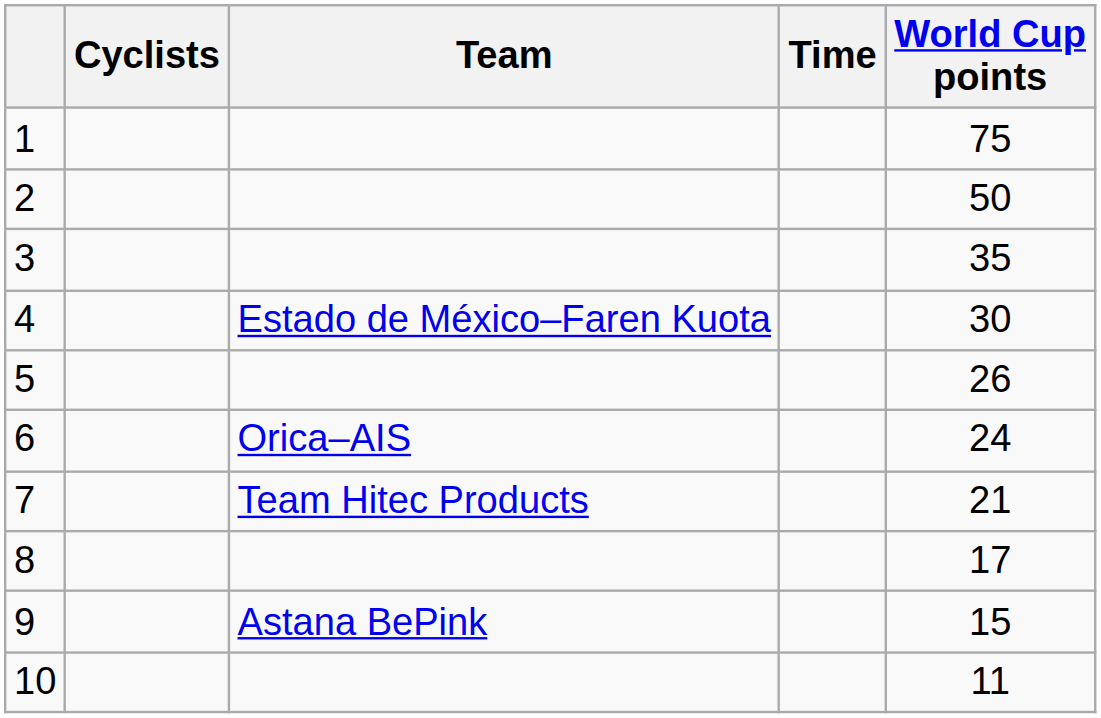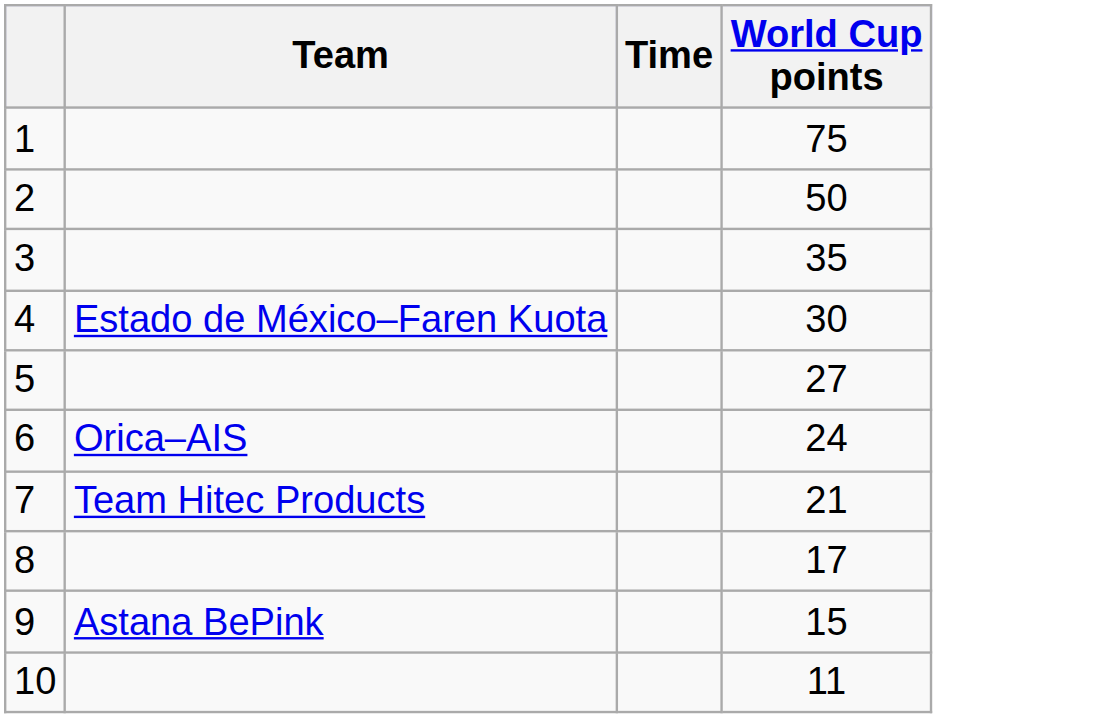- column: (147, 56)
(990, 379) 26 -> (827, 379) 27
